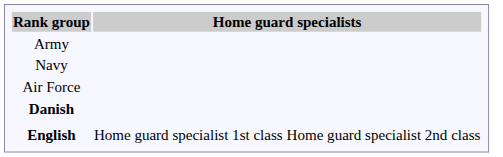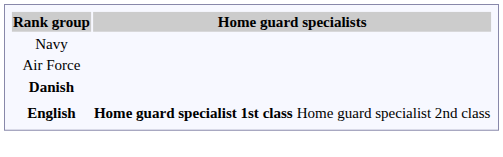- row: (51, 43)
(188, 134) normal -> (193, 112) bold
